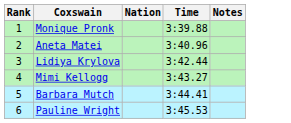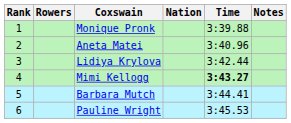+ column: (54, 13)
(187, 78) normal -> (228, 78) bold
